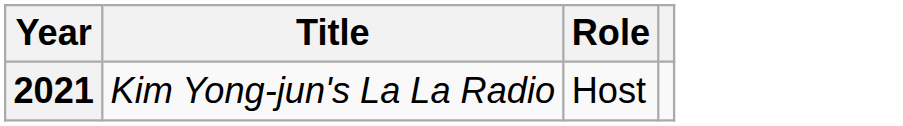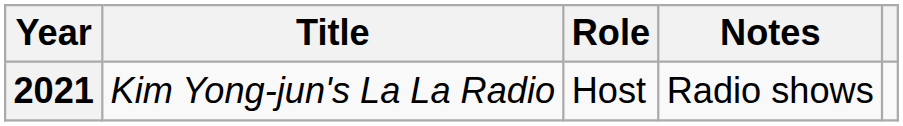+ column: (770, 33)
